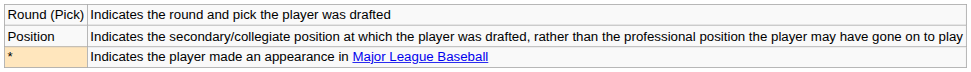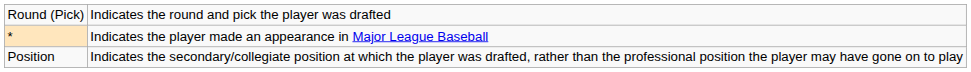rows swapped: (31, 36) <-> (10, 57)
